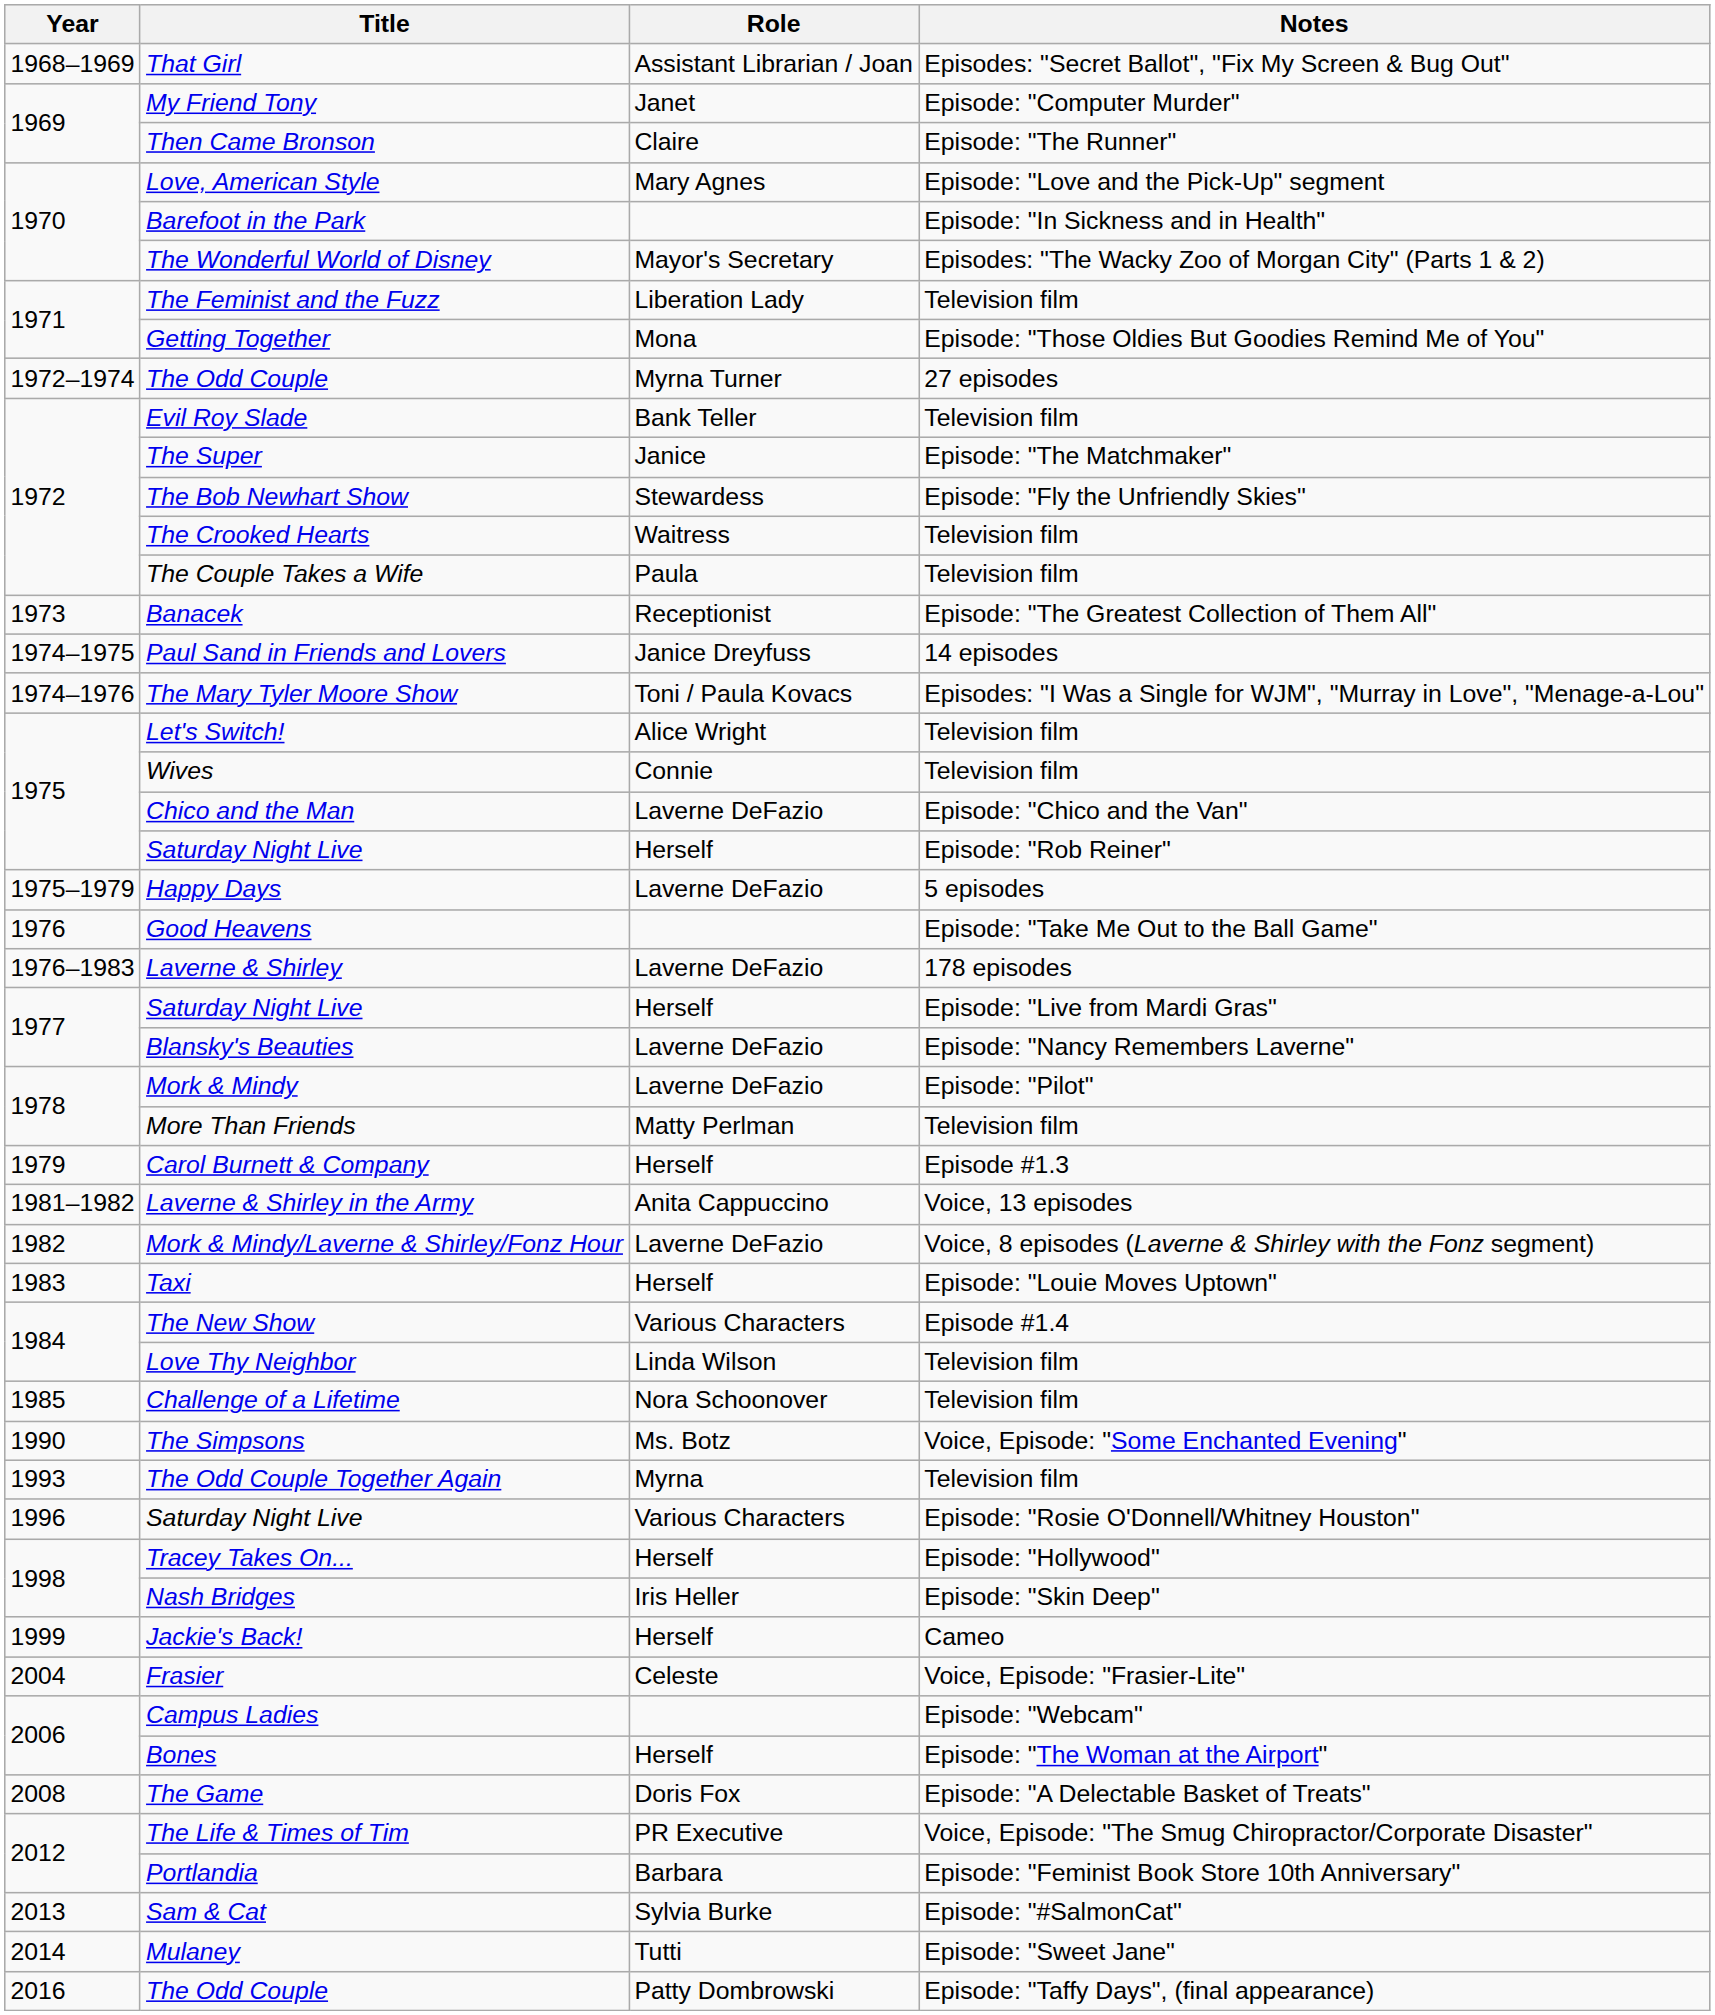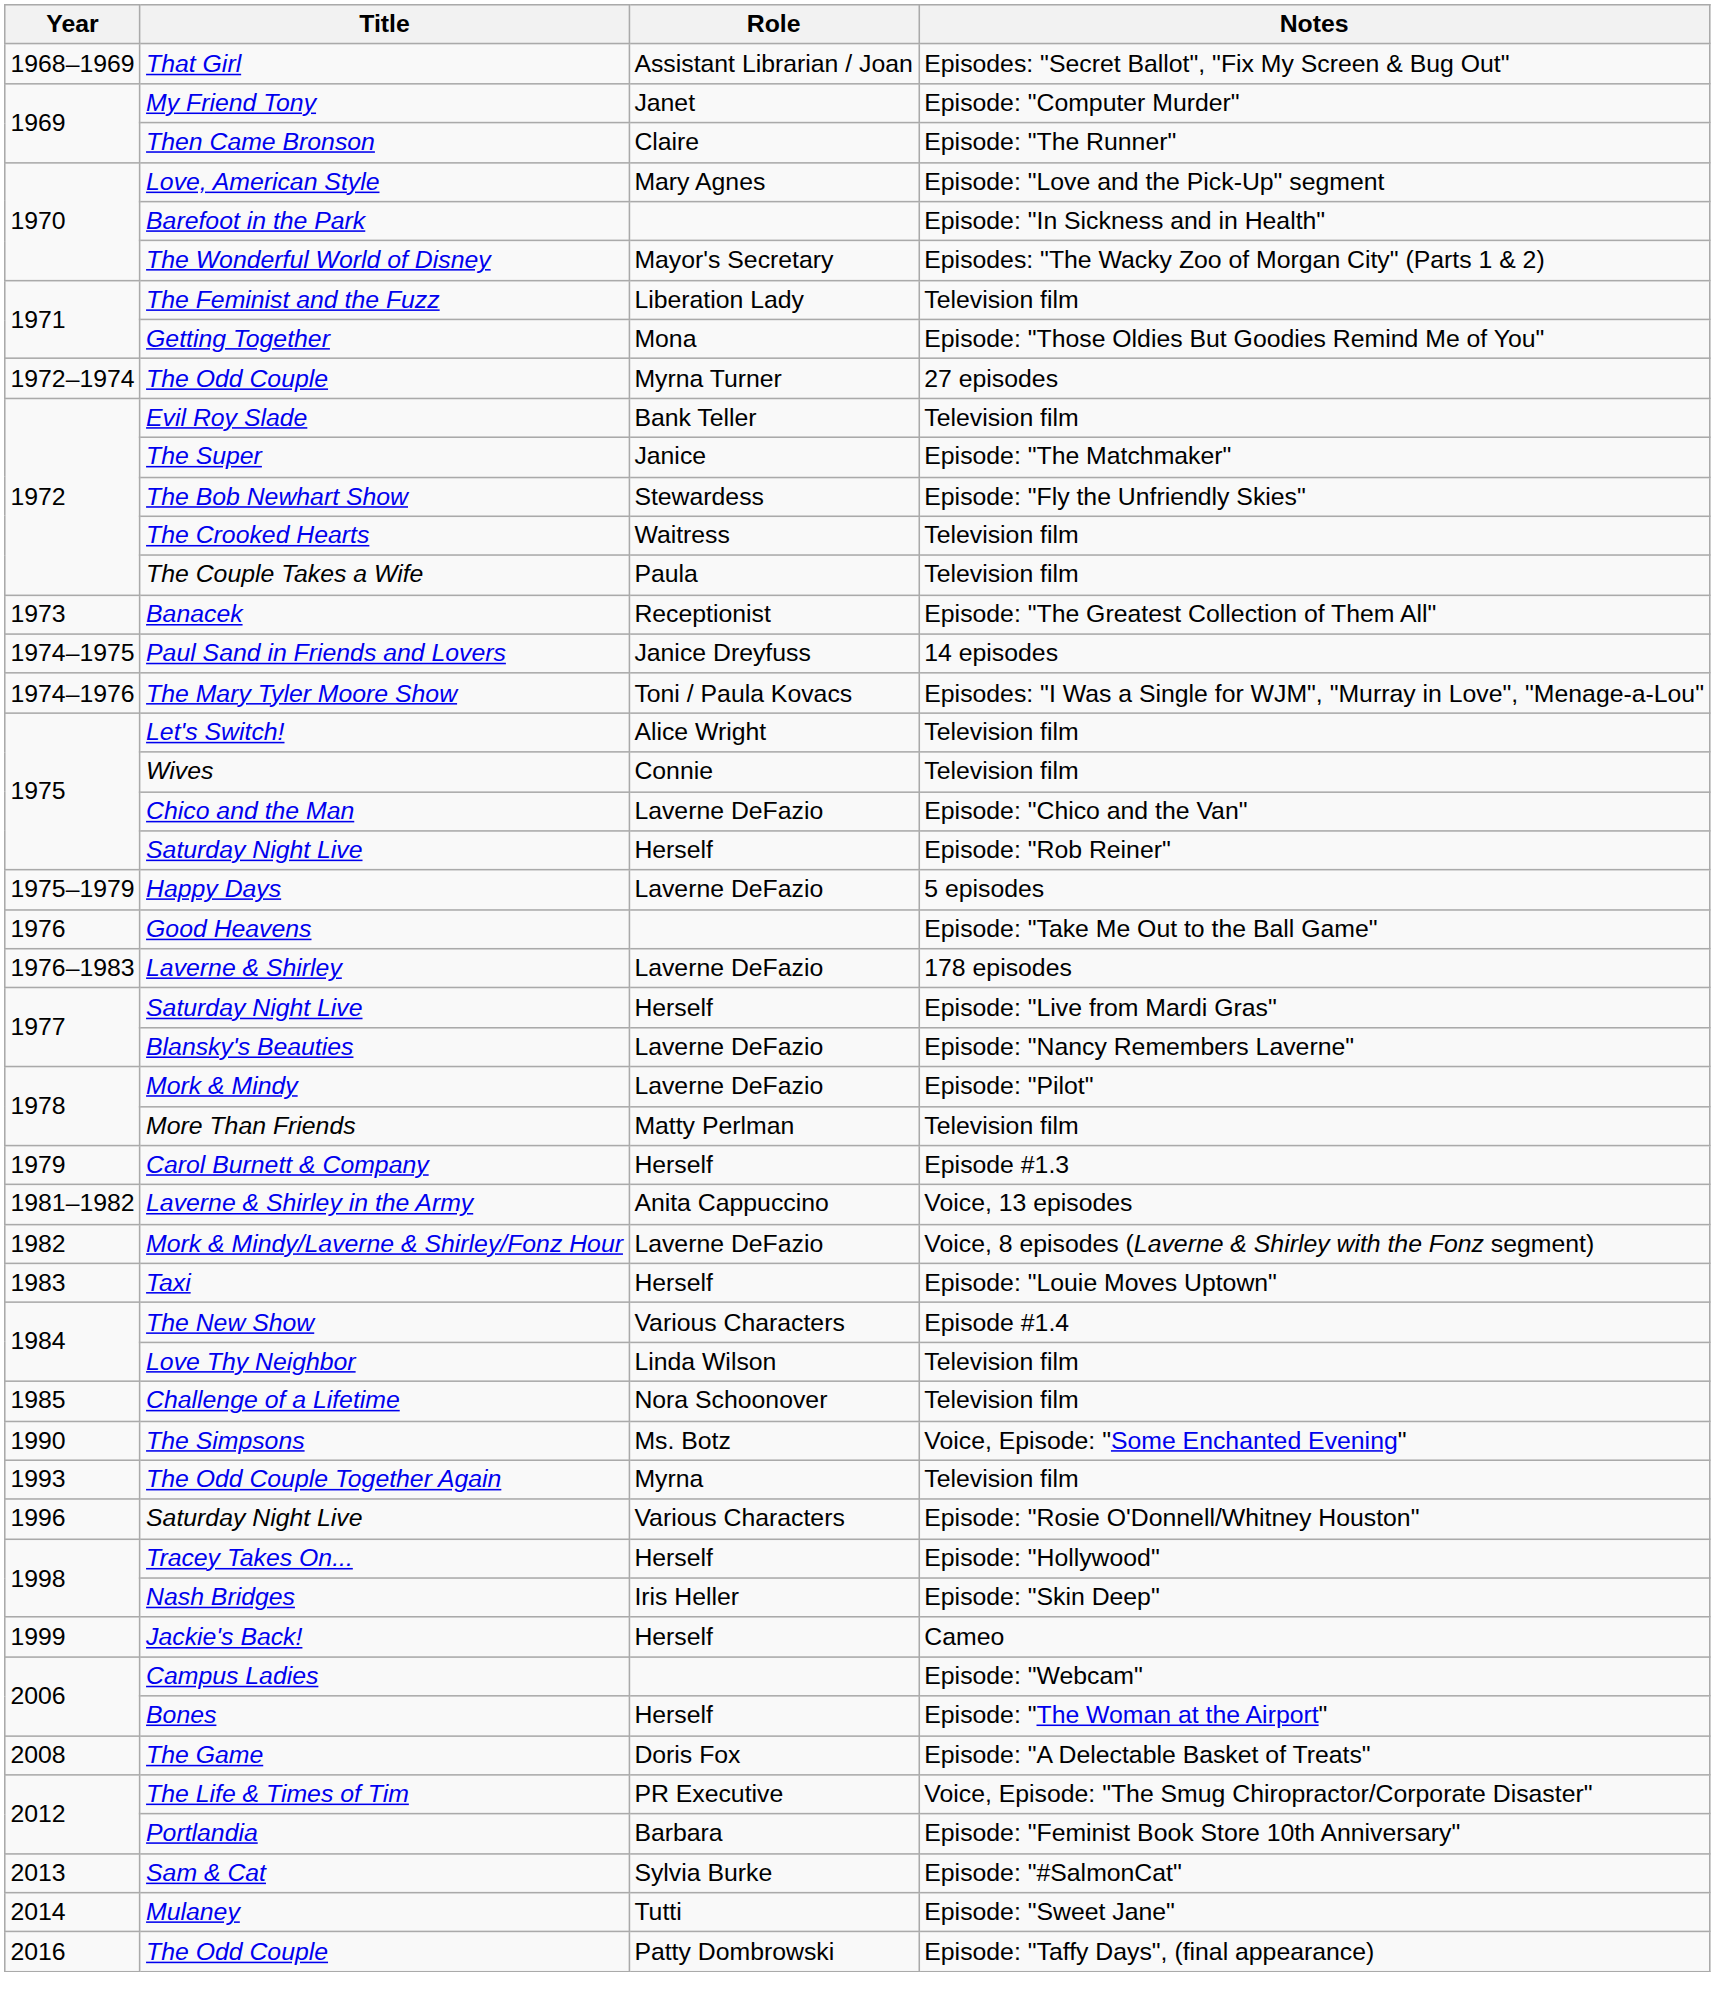- row: (185, 1676)
